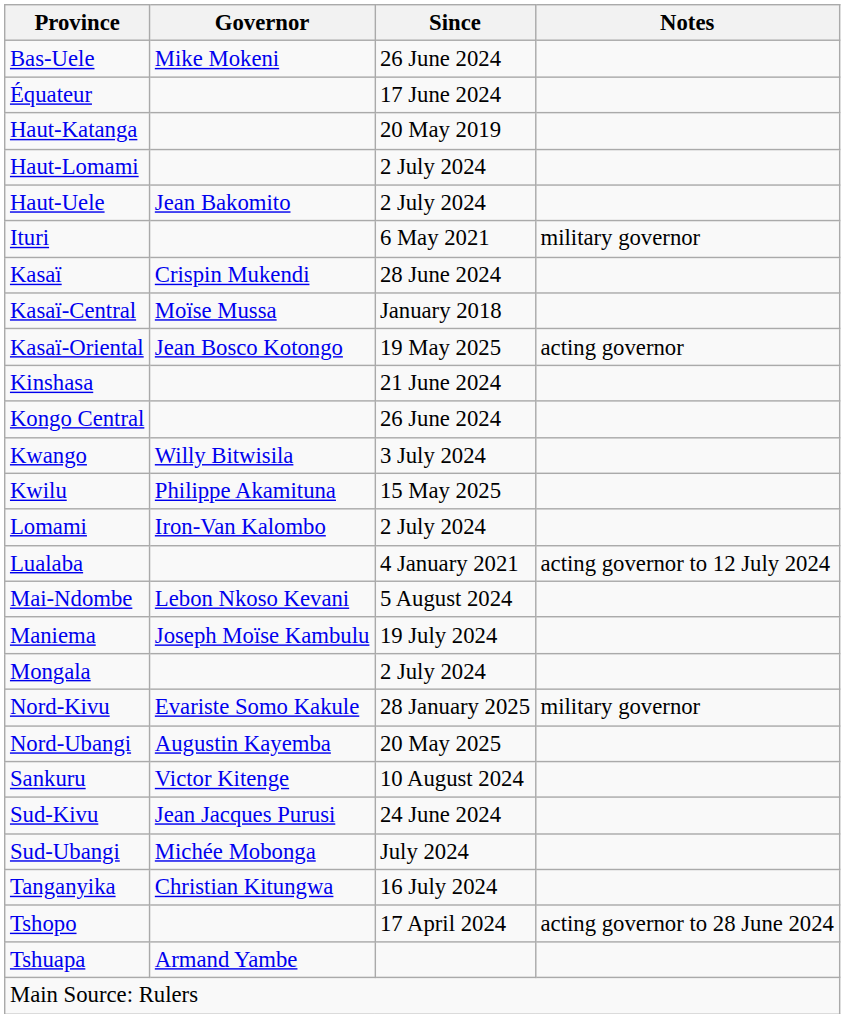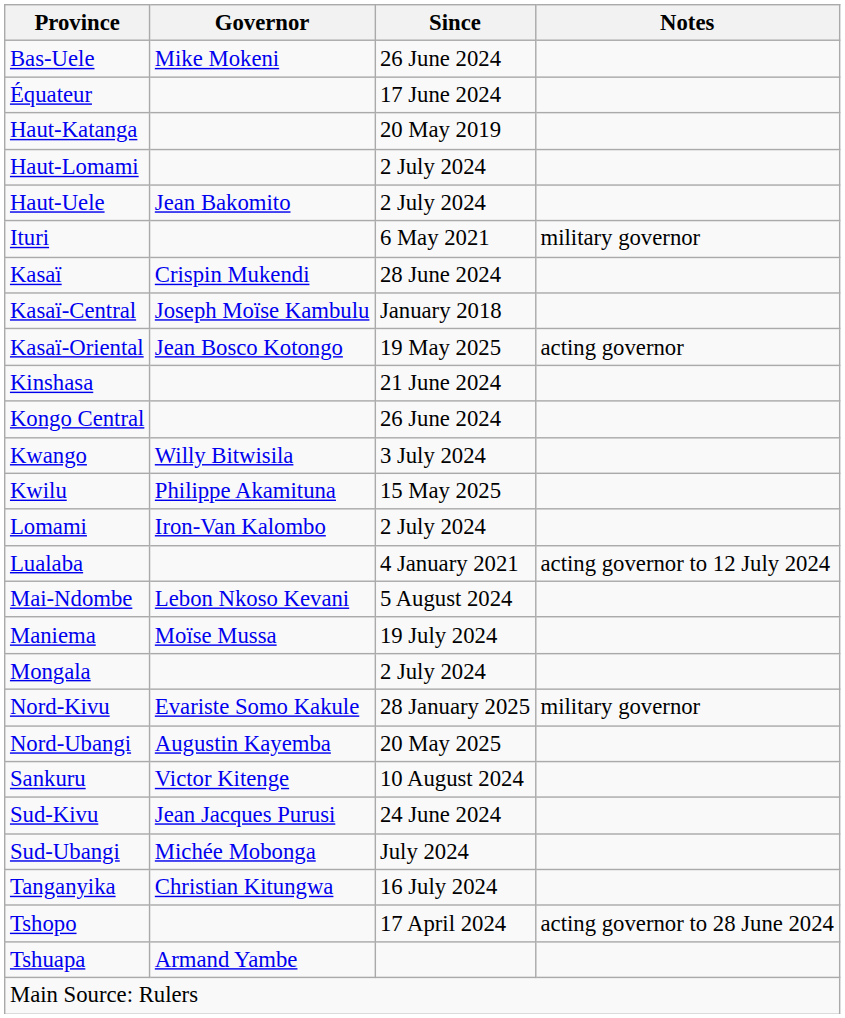(216, 310) Moïse Mussa -> (262, 310) Joseph Moïse Kambulu
(262, 635) Joseph Moïse Kambulu -> (216, 635) Moïse Mussa
